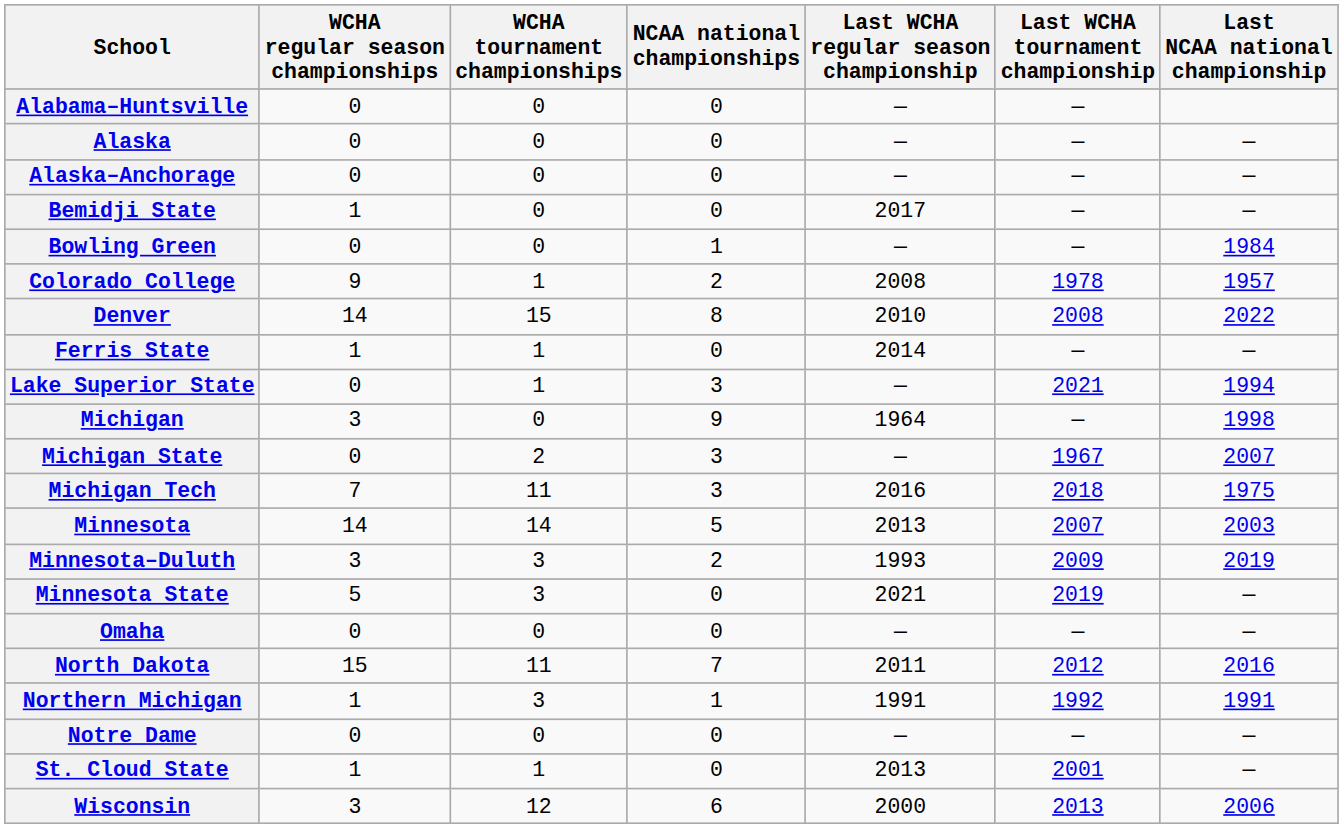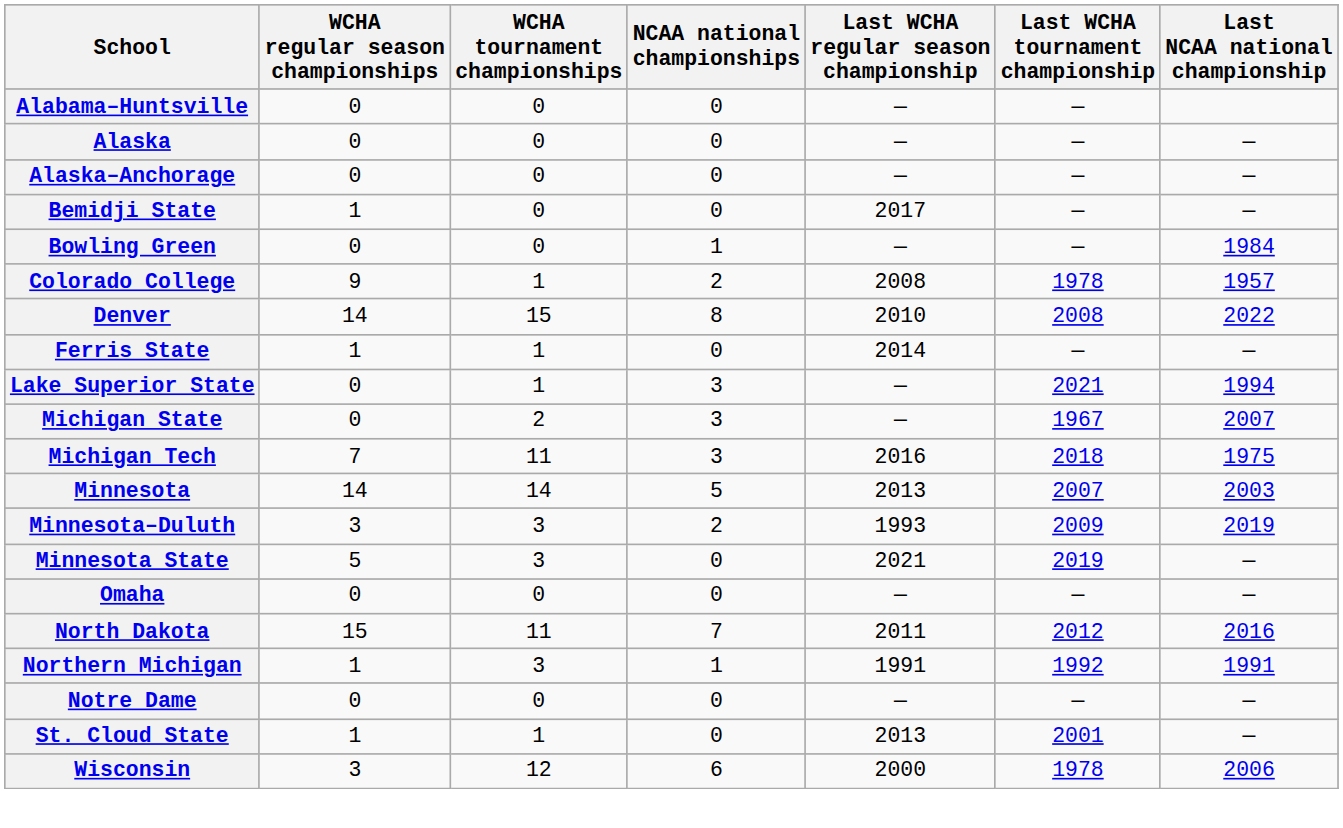- row: (132, 421)
(1078, 806) 2013 -> (1078, 771) 1978
